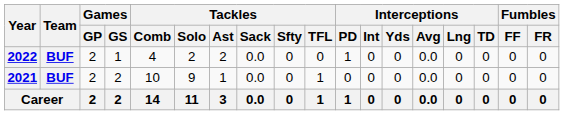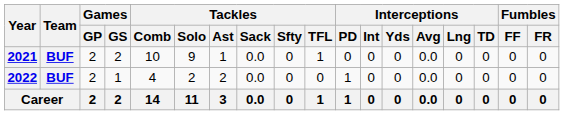rows swapped: (22, 78) <-> (22, 57)
